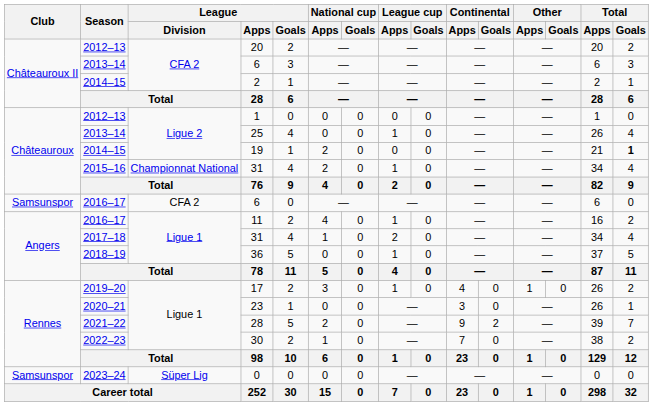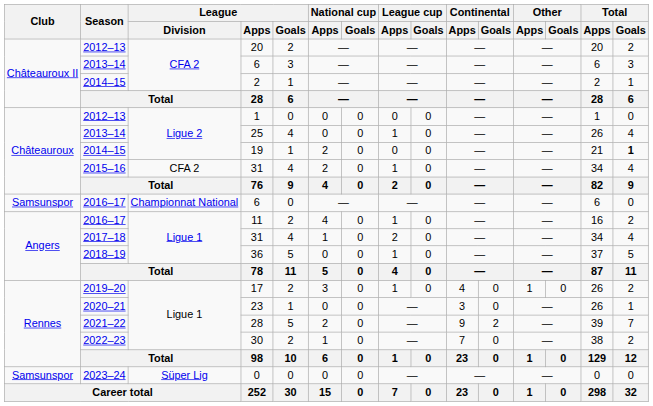(184, 168) Championnat National -> (184, 168) CFA 2
(184, 202) CFA 2 -> (184, 202) Championnat National
